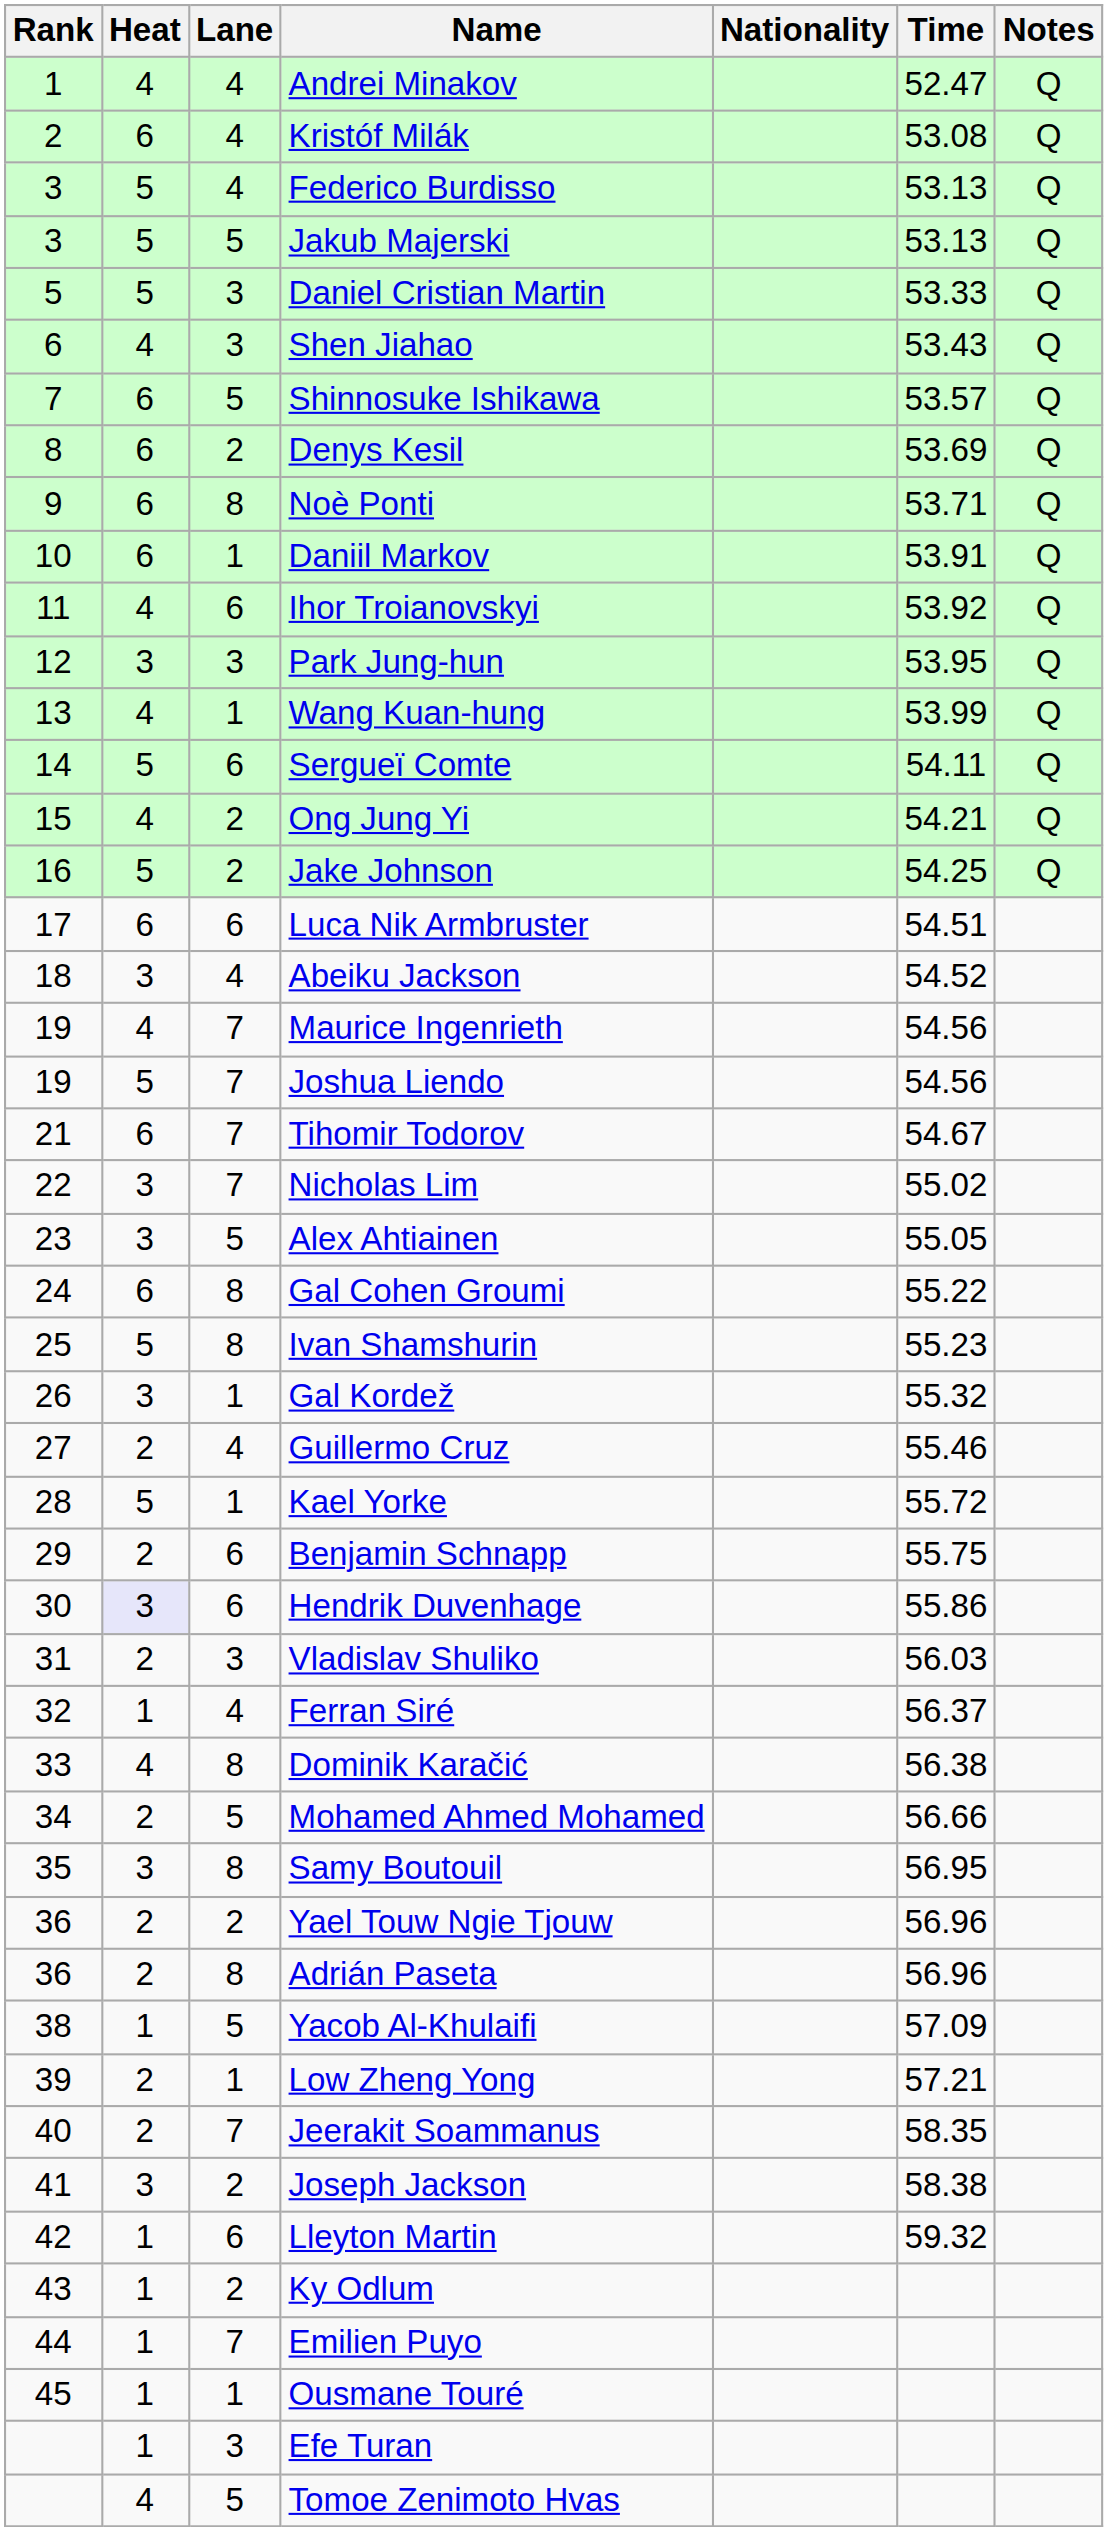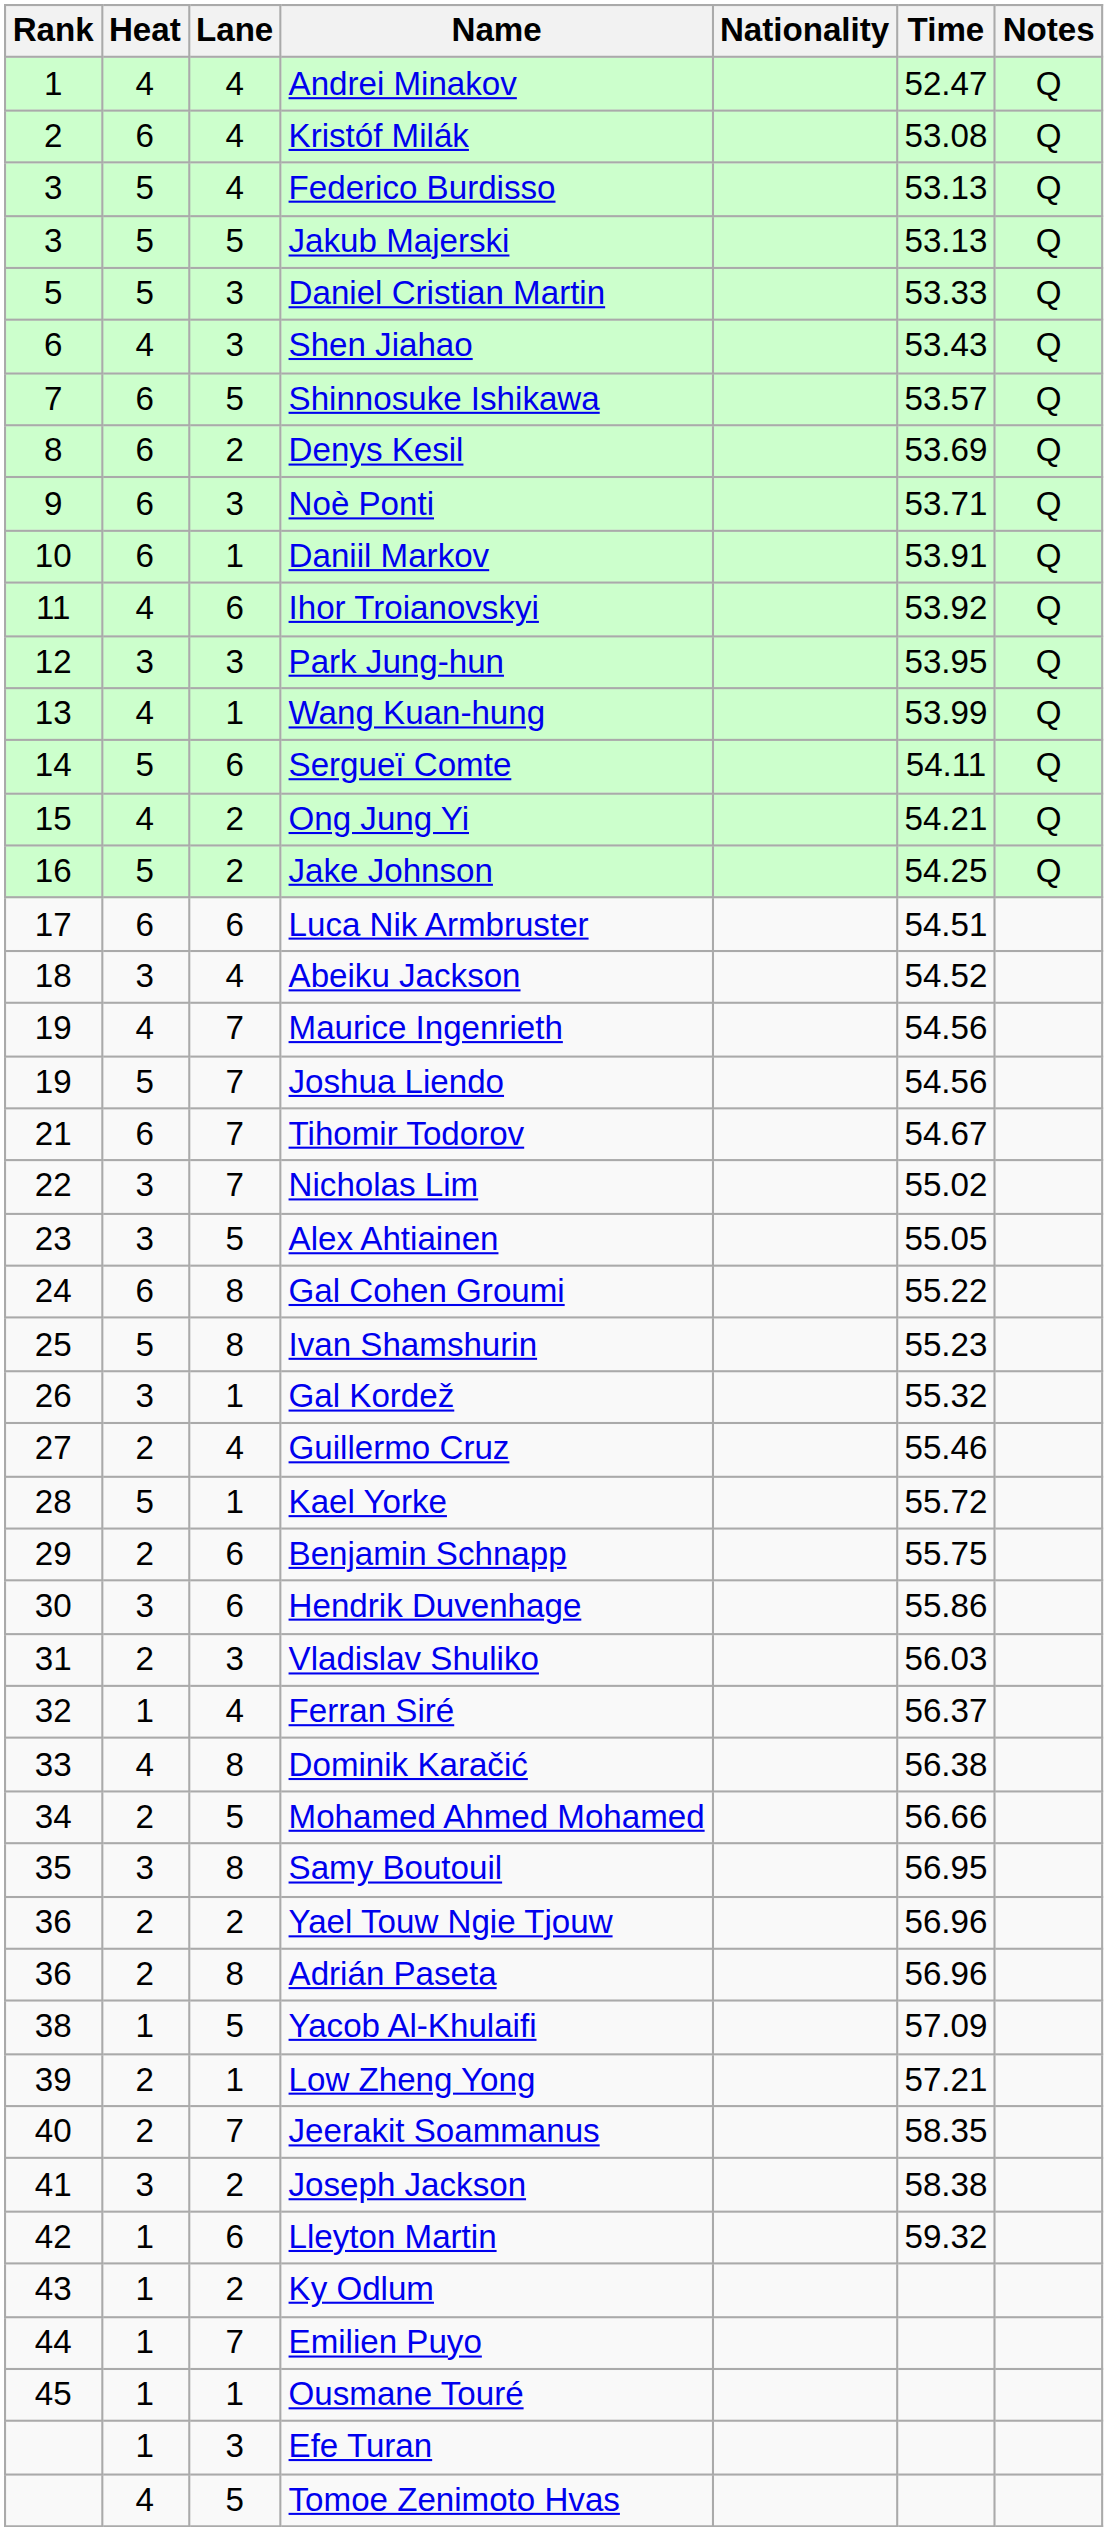(235, 503) 8 -> (235, 503) 3
(145, 1606) lavender background -> (145, 1606) no background
